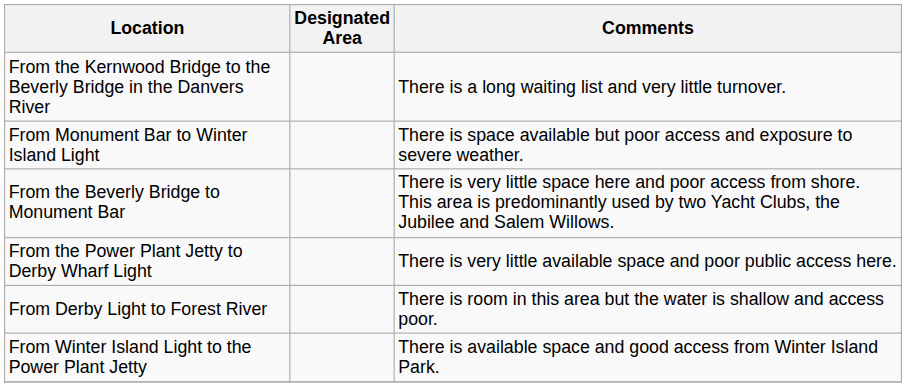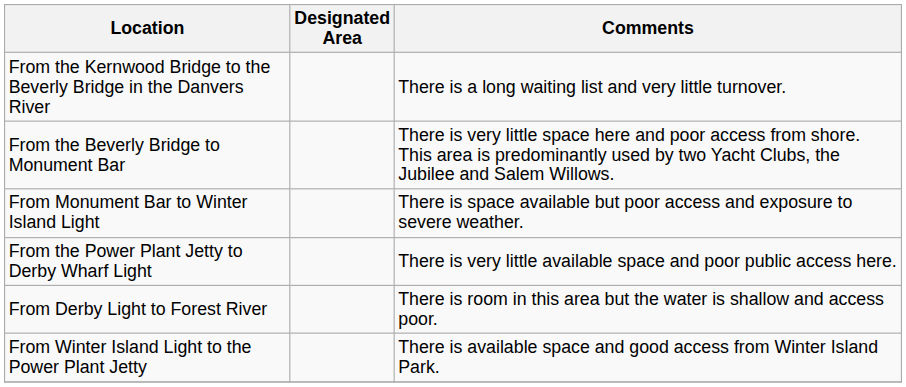rows swapped: (114, 202) <-> (128, 144)
